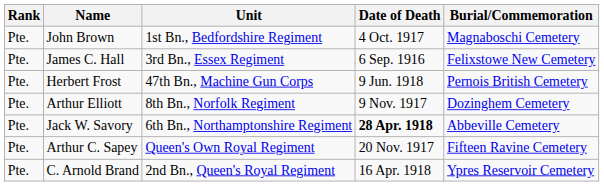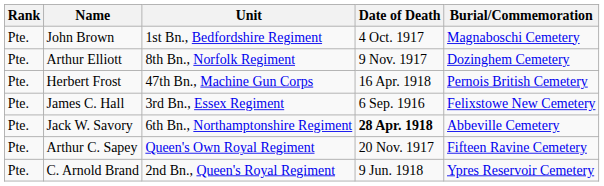rows swapped: (85, 59) <-> (84, 103)
(391, 81) 9 Jun. 1918 -> (395, 81) 16 Apr. 1918
(395, 170) 16 Apr. 1918 -> (391, 170) 9 Jun. 1918
